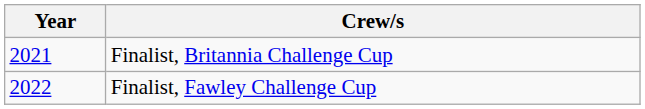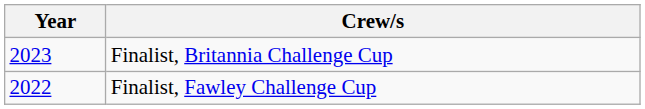(30, 54) 2021 -> (30, 54) 2023
